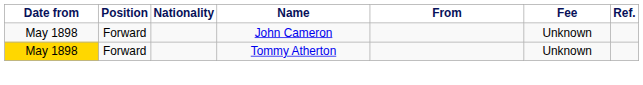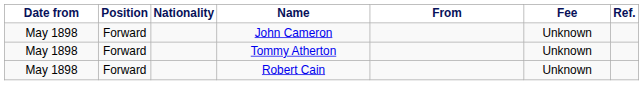(51, 51) gold background -> (51, 51) no background
+ row: (294, 70)
